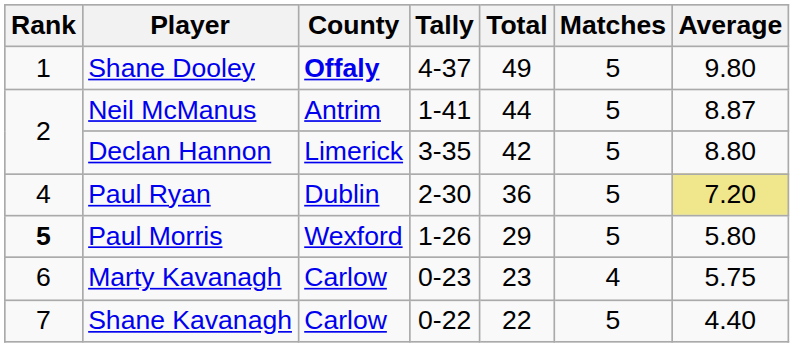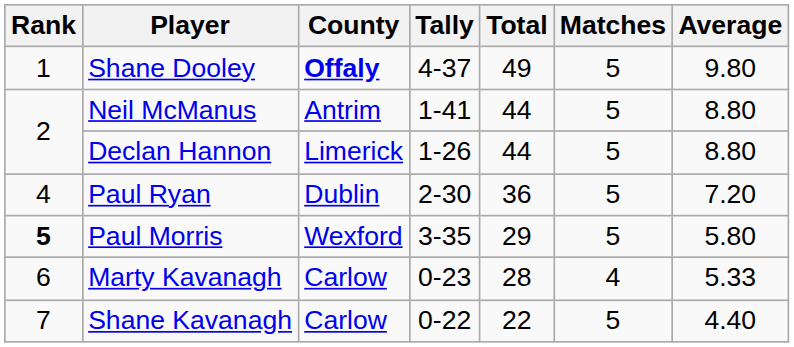(730, 109) 8.87 -> (730, 109) 8.80
(445, 151) 3-35 -> (445, 151) 1-26
(517, 151) 42 -> (517, 151) 44
(730, 194) khaki background -> (730, 194) no background
(445, 236) 1-26 -> (445, 236) 3-35
(517, 278) 23 -> (517, 278) 28
(730, 278) 5.75 -> (730, 278) 5.33
